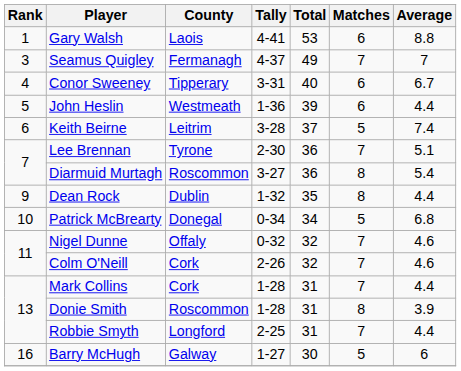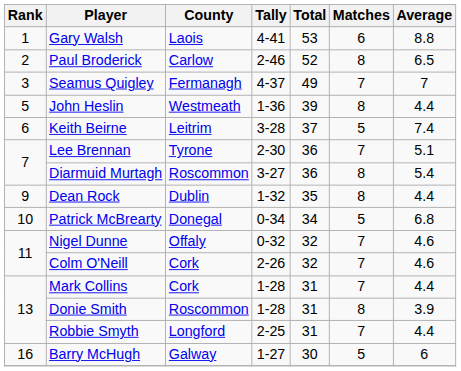+ row: (95, 60)
- row: (100, 83)
(361, 106) 6 -> (361, 106) 8
